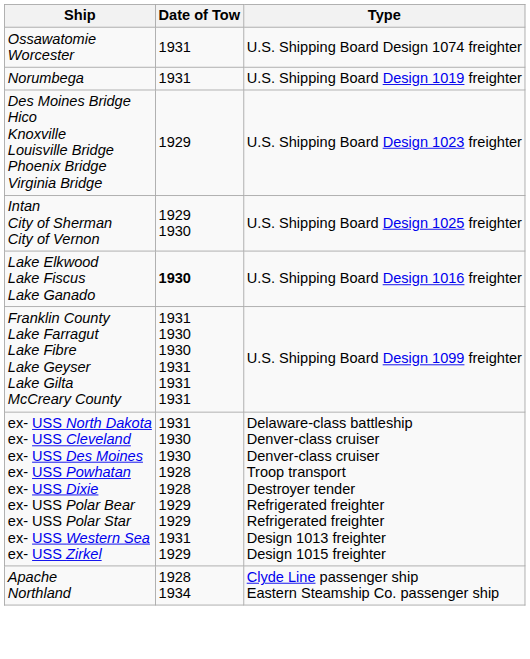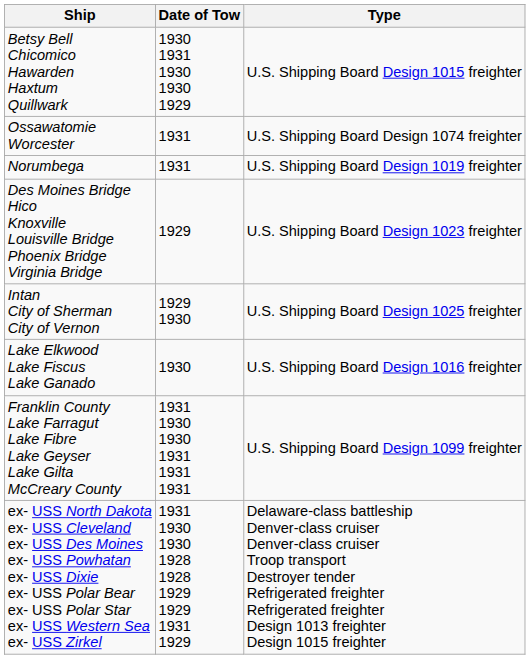+ row: (42, 71)
(175, 278) bold -> (175, 367) normal
- row: (39, 585)
